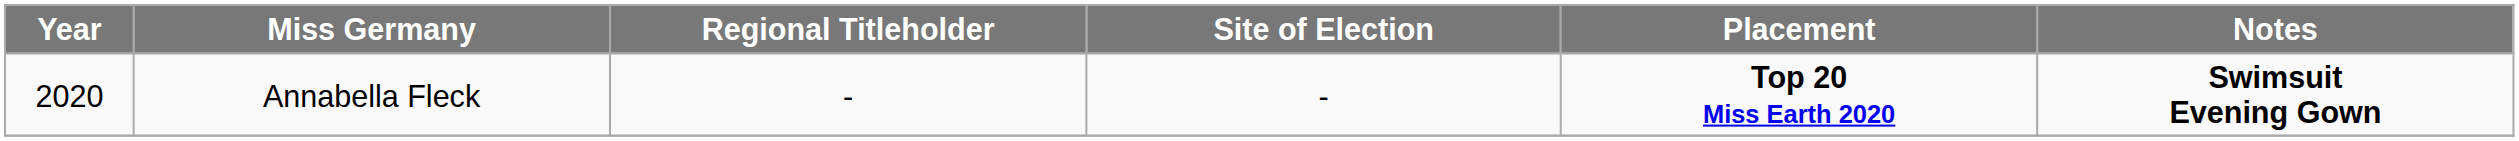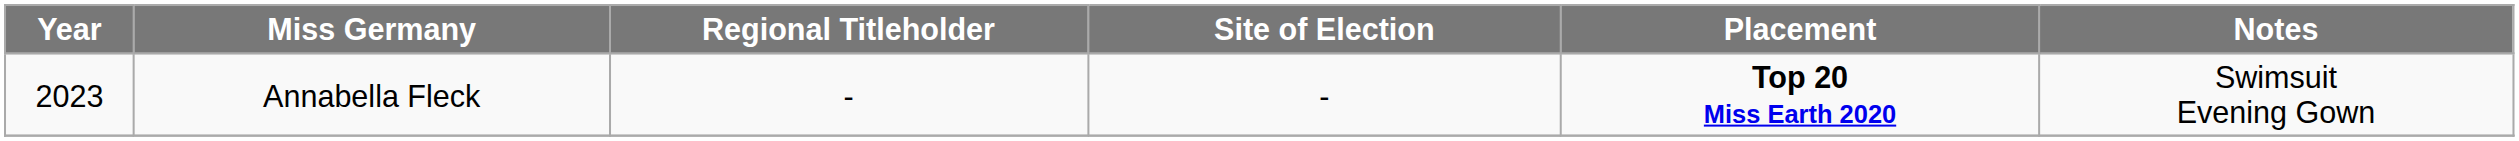(69, 95) 2020 -> (69, 95) 2023
(2275, 95) bold -> (2276, 95) normal
